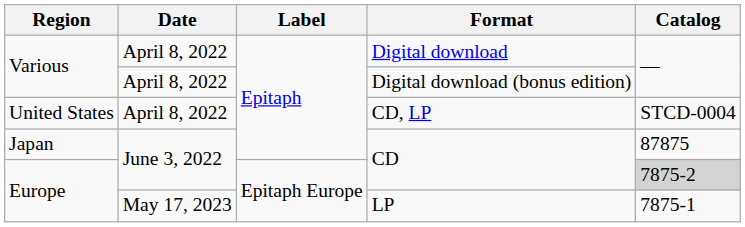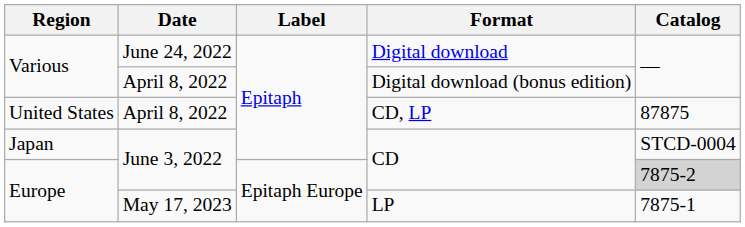(175, 50) April 8, 2022 -> (177, 50) June 24, 2022
(688, 112) STCD-0004 -> (665, 112) 87875
(665, 143) 87875 -> (688, 143) STCD-0004
